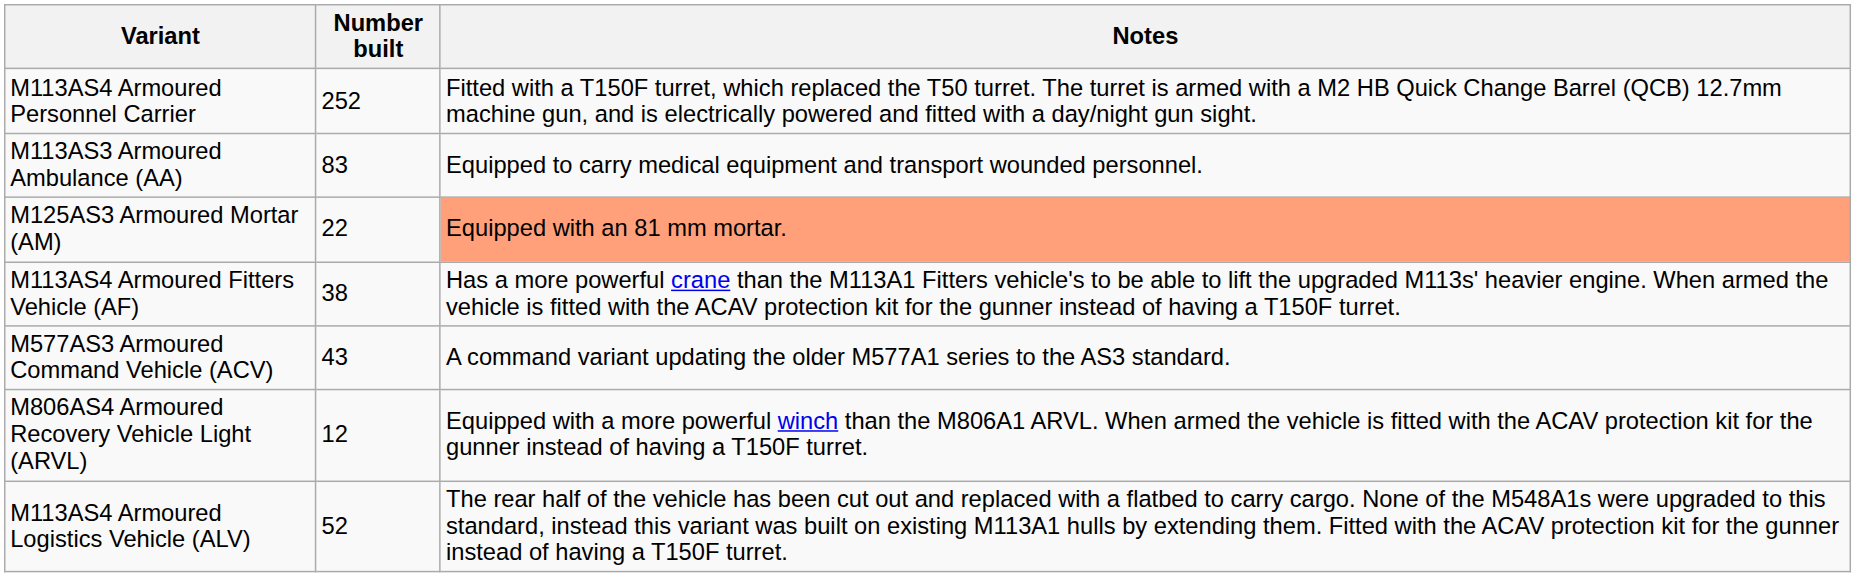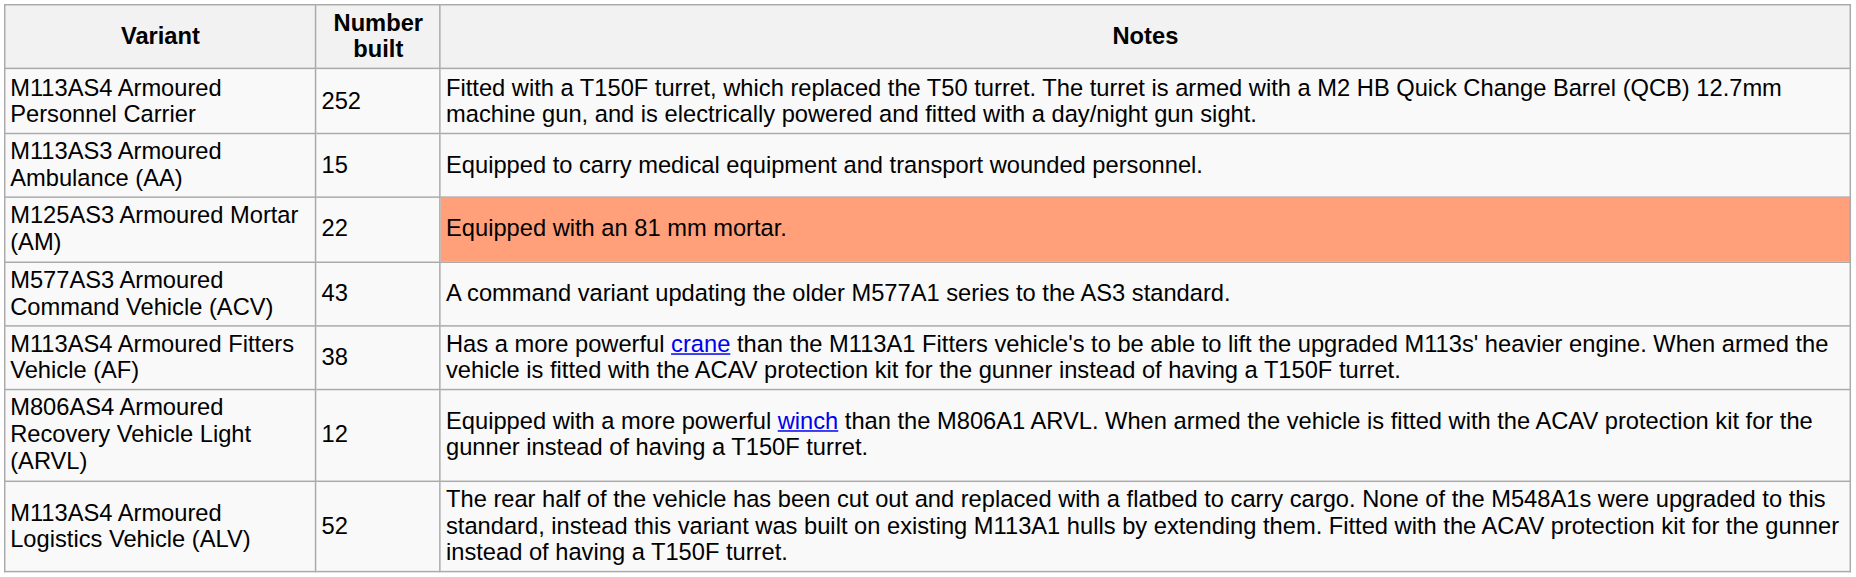(335, 164) 83 -> (335, 164) 15
rows swapped: (142, 357) <-> (152, 293)
